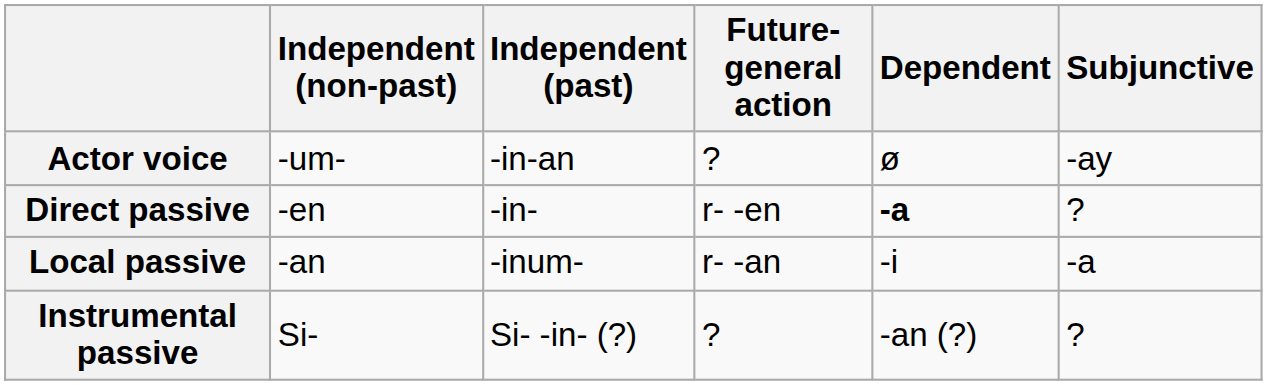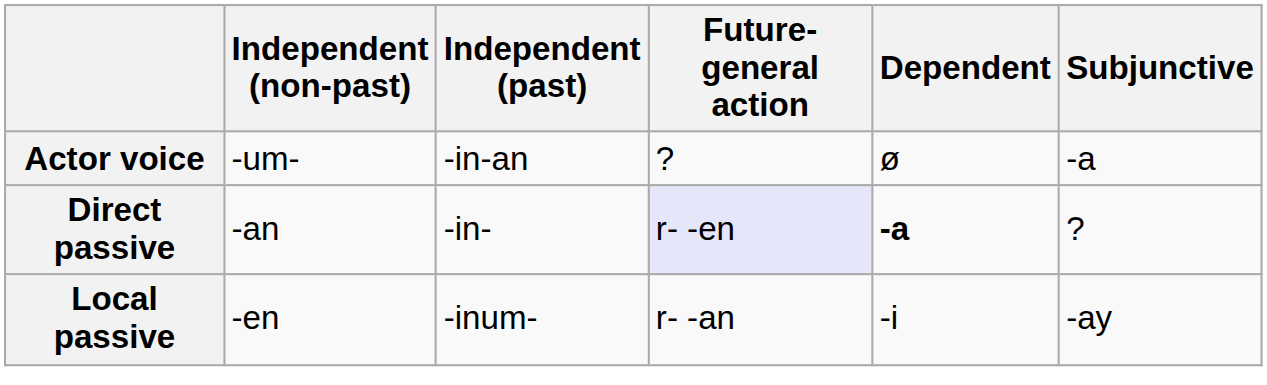(1089, 157) -ay -> (1081, 157) -a
(302, 210) -en -> (256, 228) -an
(742, 210) no background -> (695, 228) lavender background
(302, 262) -an -> (256, 318) -en
(1081, 262) -a -> (1089, 318) -ay
- row: (138, 334)
